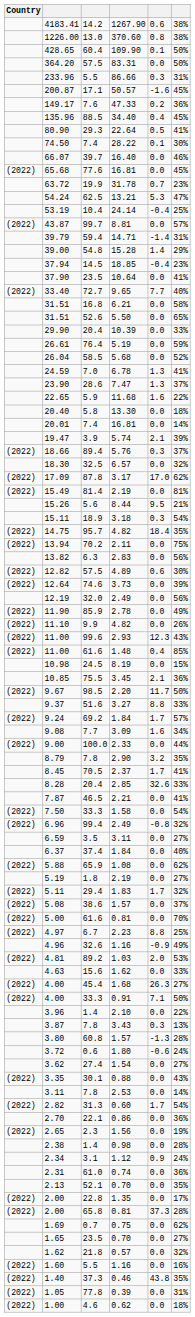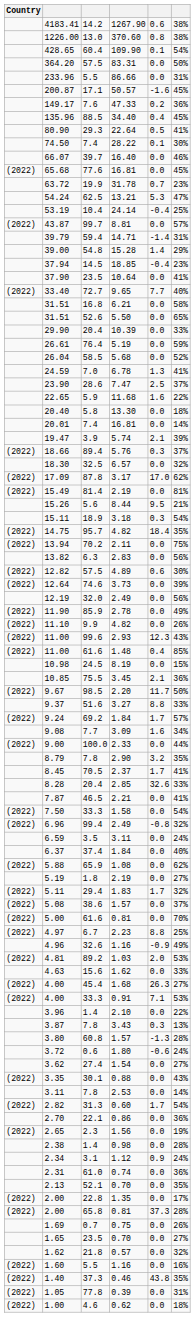(181, 51) 50% -> (181, 51) 54%
(157, 78) 0.3 -> (157, 78) 0.0
(157, 385) 1.3 -> (157, 385) 2.5
(181, 839) 27% -> (181, 839) 24%
(181, 999) 50% -> (181, 999) 53%
(181, 1226) 62% -> (181, 1226) 26%
